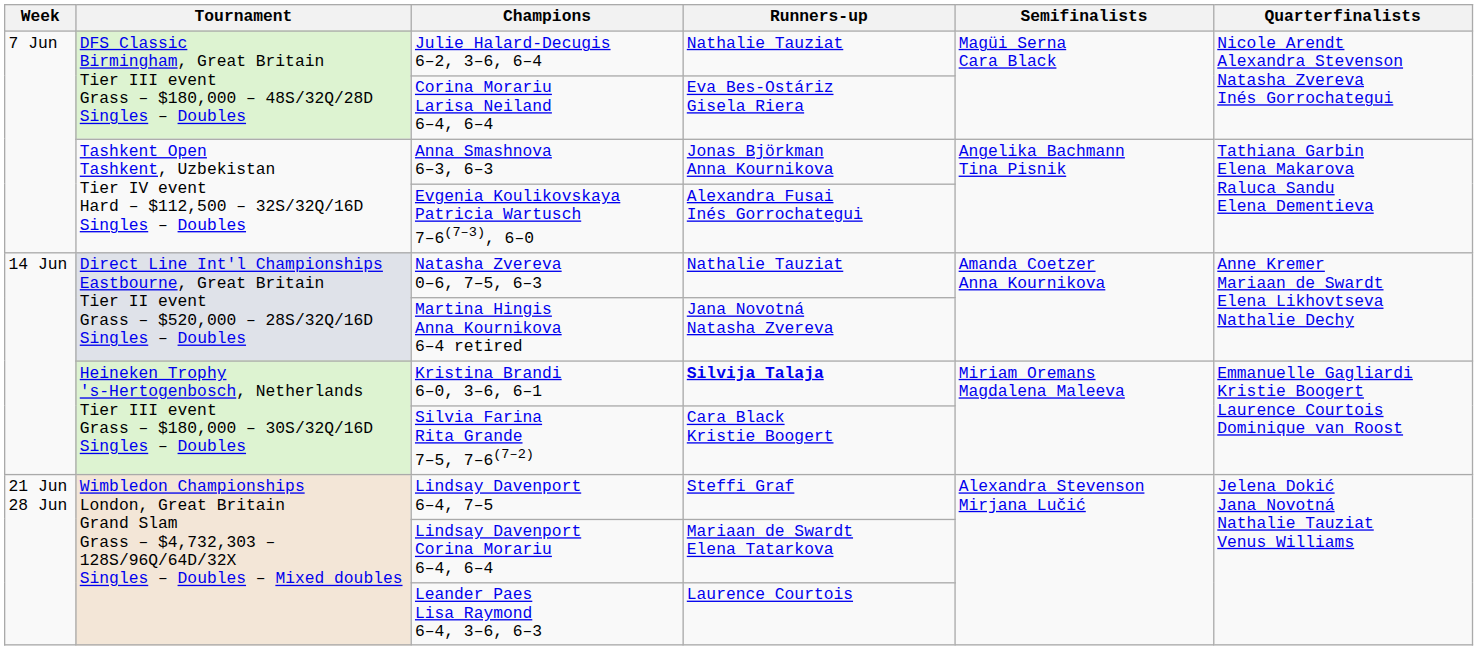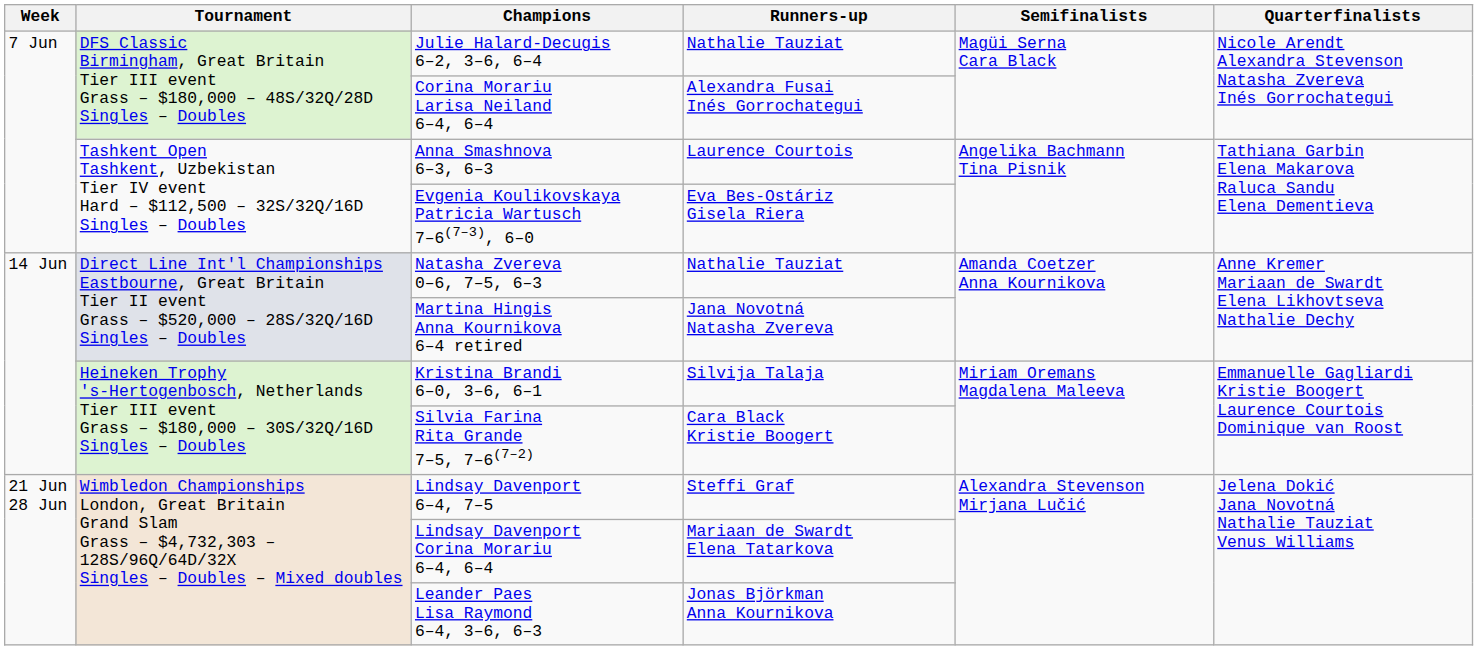(760, 99) Eva Bes-Ostáriz Gisela Riera -> (775, 99) Alexandra Fusai Inés Gorrochategui
(760, 162) Jonas Björkman Anna Kournikova -> (770, 153) Laurence Courtois
(775, 207) Alexandra Fusai Inés Gorrochategui -> (760, 207) Eva Bes-Ostáriz Gisela Riera
(755, 374) bold -> (755, 374) normal
(770, 596) Laurence Courtois -> (760, 605) Jonas Björkman Anna Kournikova
